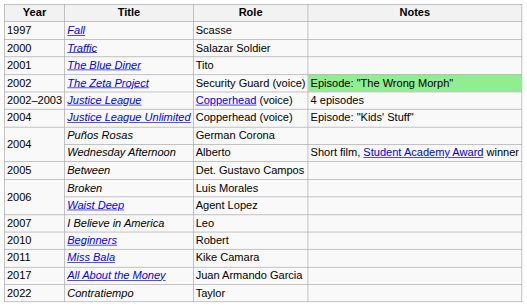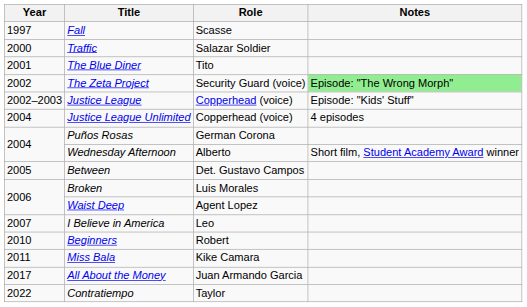(337, 100) 4 episodes -> (362, 100) Episode: "Kids' Stuff"
(362, 118) Episode: "Kids' Stuff" -> (337, 118) 4 episodes
